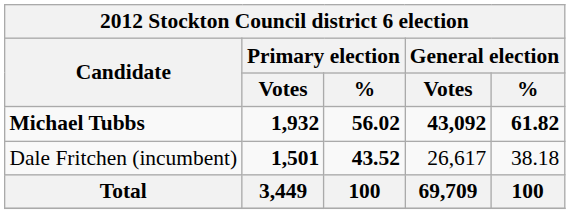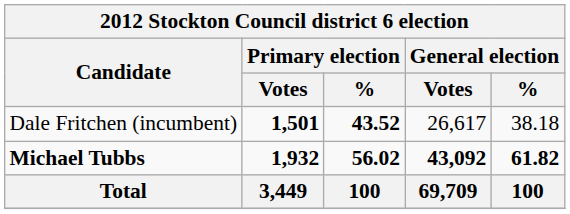rows swapped: (77, 123) <-> (123, 157)
